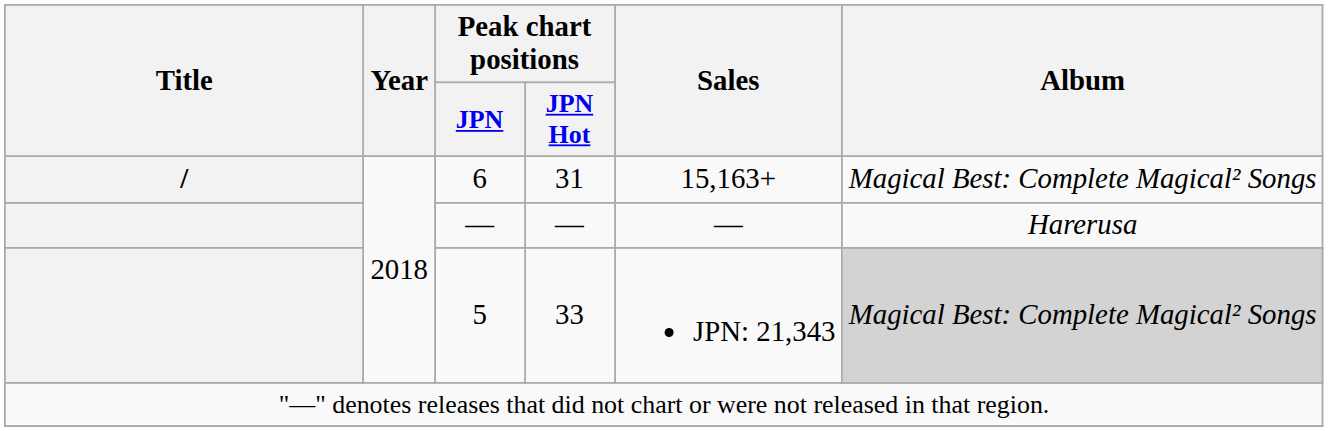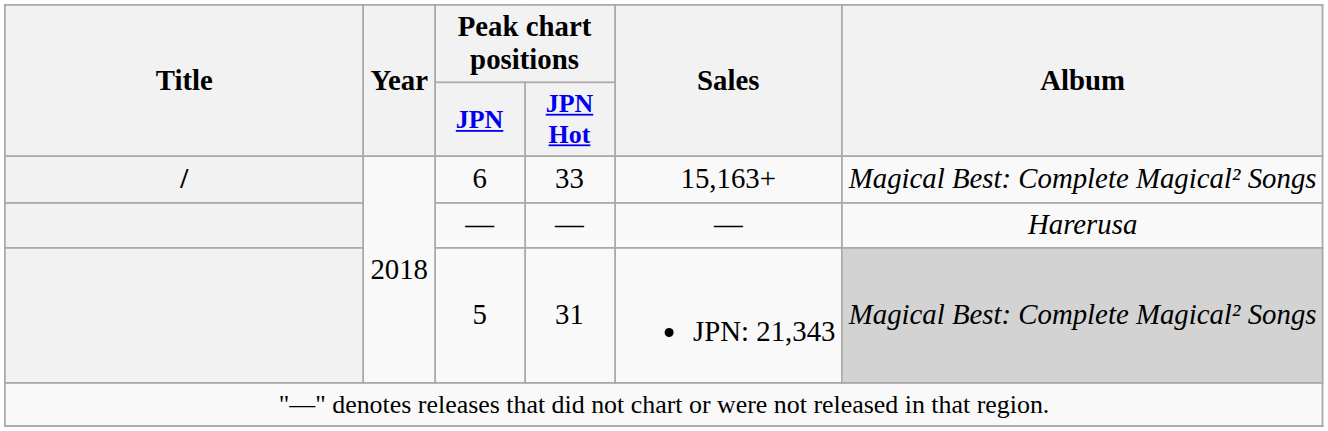(569, 178) 31 -> (569, 178) 33
(569, 315) 33 -> (569, 315) 31
